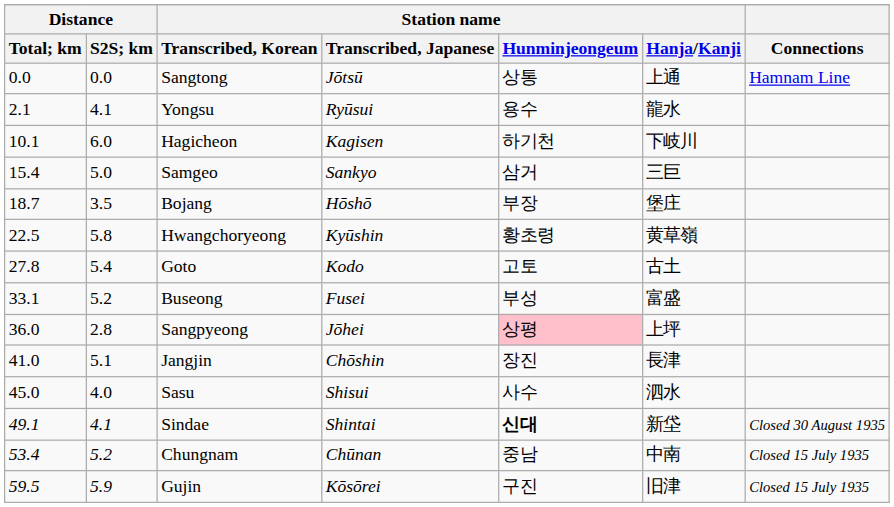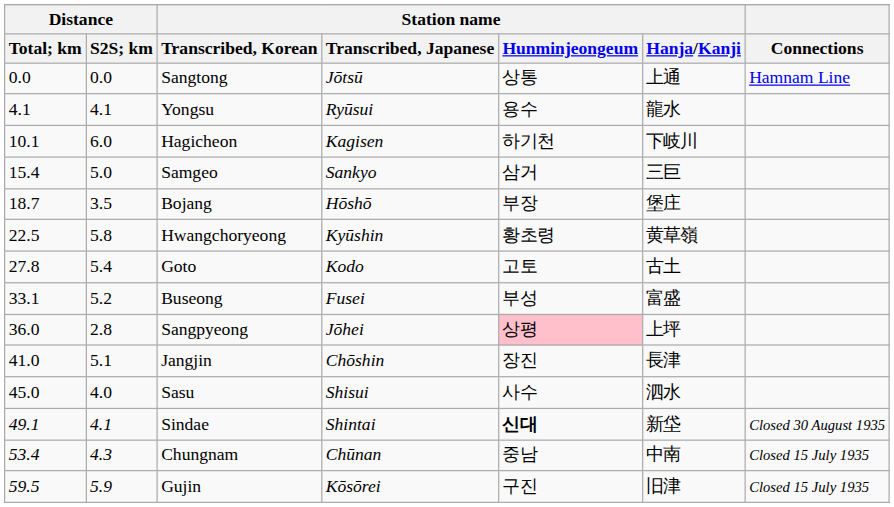(20, 109) 2.1 -> (20, 109) 4.1
(101, 455) 5.2 -> (101, 455) 4.3
